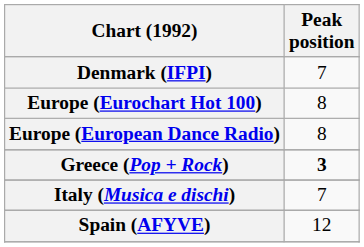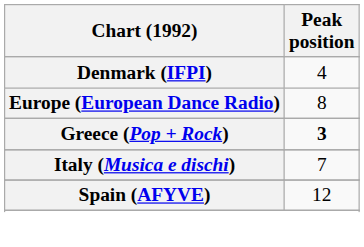(322, 72) 7 -> (322, 72) 4
- row: (145, 103)
